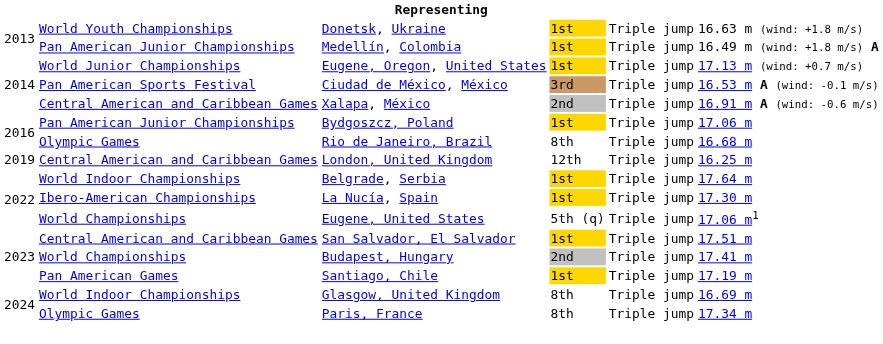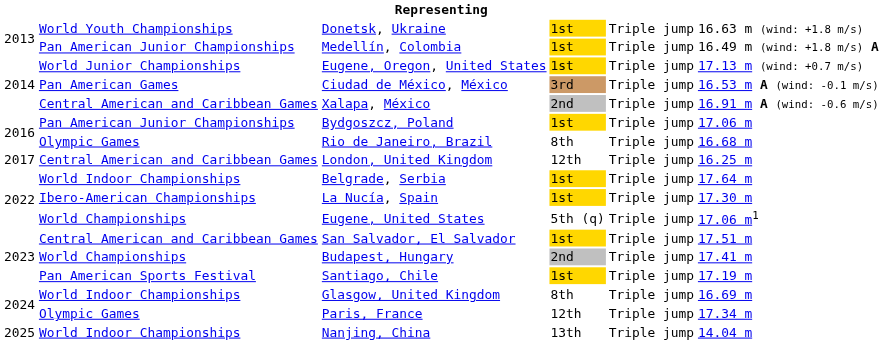(147, 85) Pan American Sports Festival -> (109, 85) Pan American Games
(19, 160) 2019 -> (19, 160) 2017
(109, 276) Pan American Games -> (147, 276) Pan American Sports Festival
(562, 314) 8th -> (566, 314) 12th
+ row: (376, 332)
